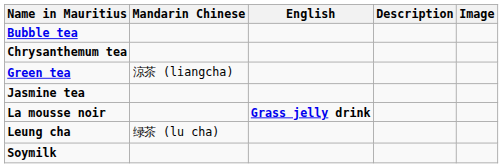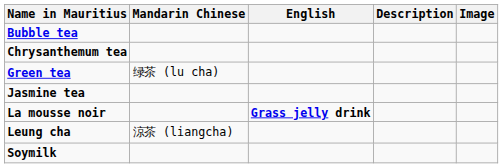(183, 72) 涼茶 (liangcha) -> (176, 72) 绿茶 (lu cha)
(176, 132) 绿茶 (lu cha) -> (183, 132) 涼茶 (liangcha)
